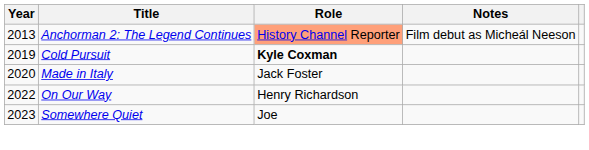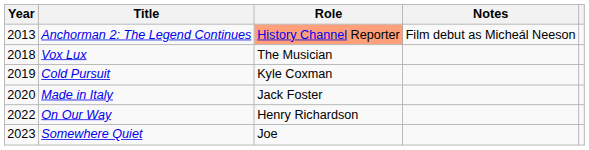+ row: (64, 54)
(297, 54) bold -> (295, 74) normal
